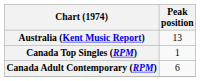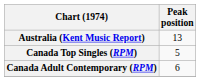(177, 53) 1 -> (177, 53) 5
